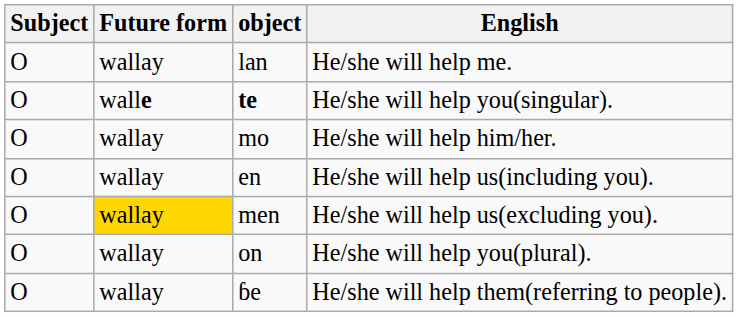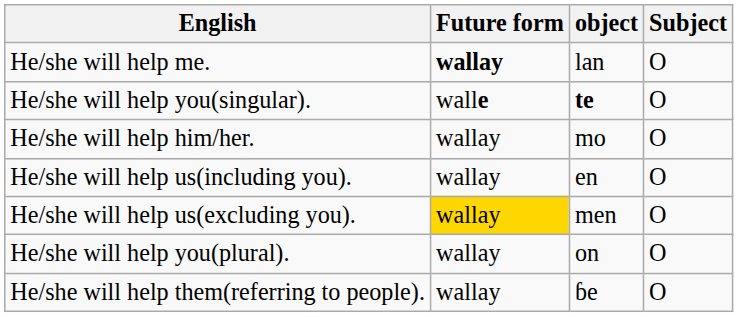columns swapped: (49, 23) <-> (520, 23)
(132, 61) normal -> (470, 61) bold
